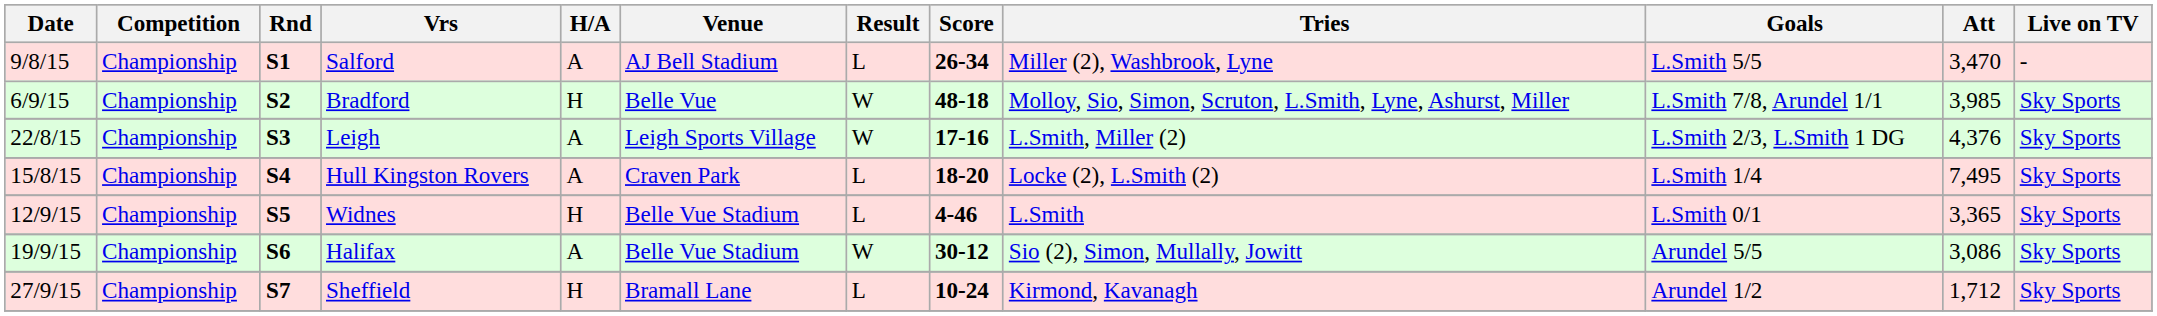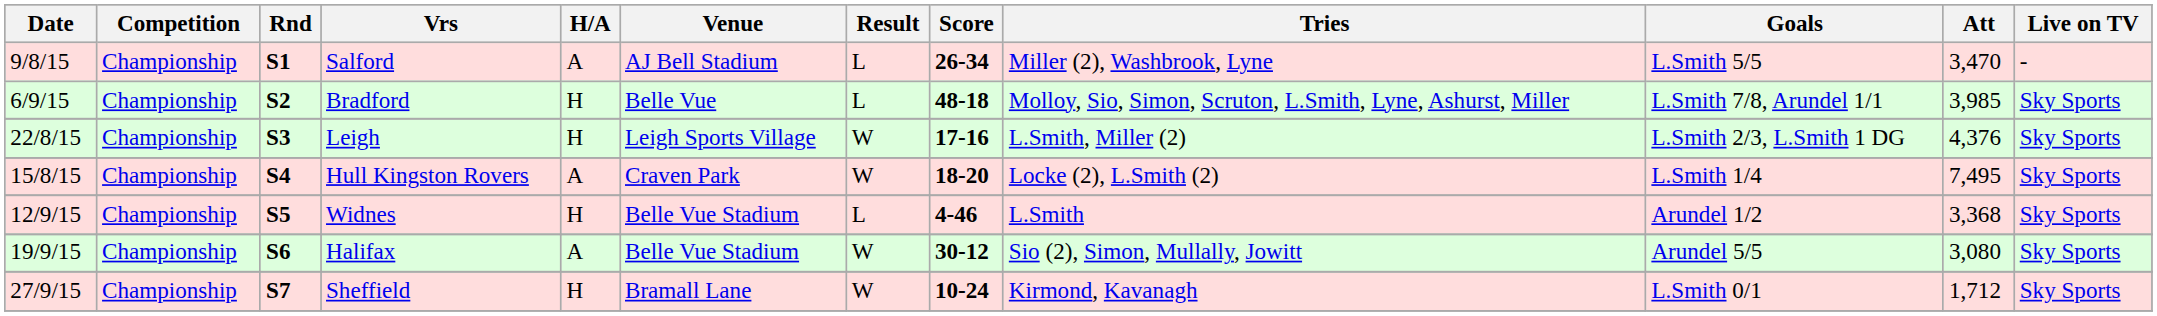(863, 99) W -> (859, 99) L
(575, 137) A -> (575, 137) H
(859, 175) L -> (863, 175) W
(1707, 213) L.Smith 0/1 -> (1707, 213) Arundel 1/2
(1975, 213) 3,365 -> (1975, 213) 3,368
(1975, 252) 3,086 -> (1975, 252) 3,080
(859, 290) L -> (863, 290) W
(1707, 290) Arundel 1/2 -> (1707, 290) L.Smith 0/1
